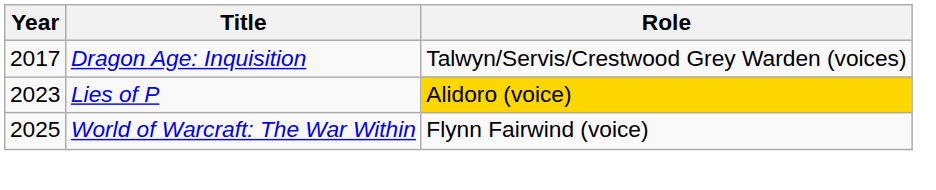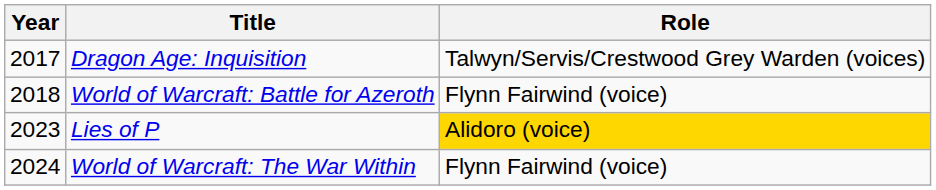+ row: (253, 94)
(35, 130) 2025 -> (35, 166) 2024
